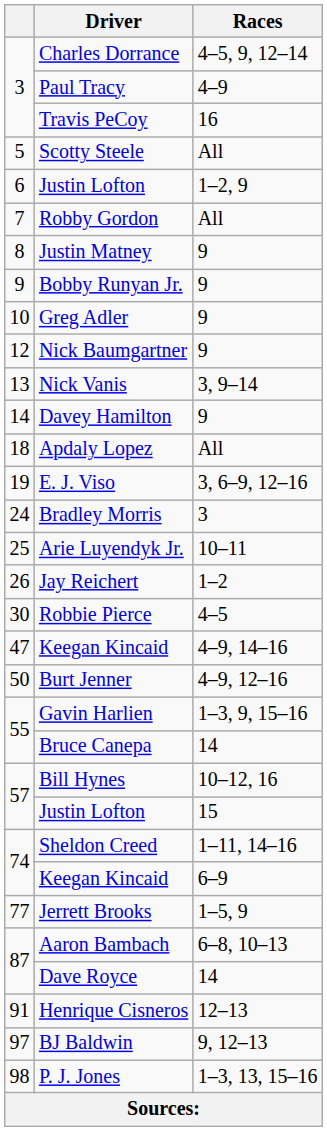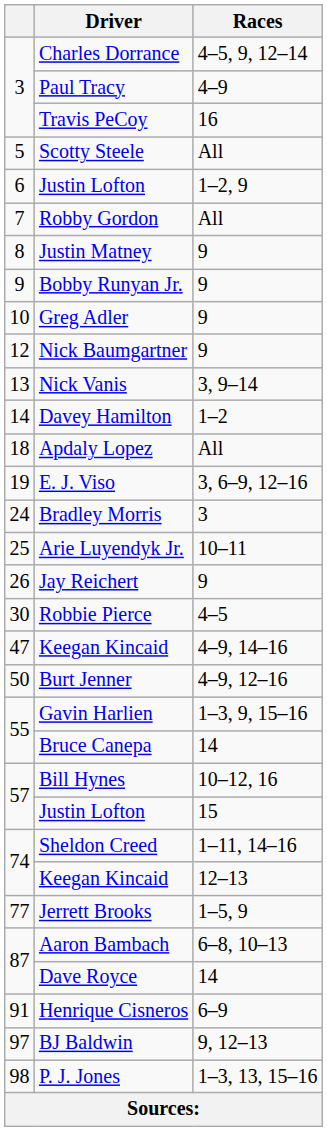(203, 416) 9 -> (213, 416) 1–2
(213, 581) 1–2 -> (203, 581) 9
(213, 878) 6–9 -> (223, 878) 12–13
(223, 1010) 12–13 -> (213, 1010) 6–9
